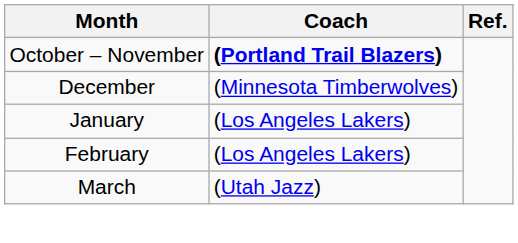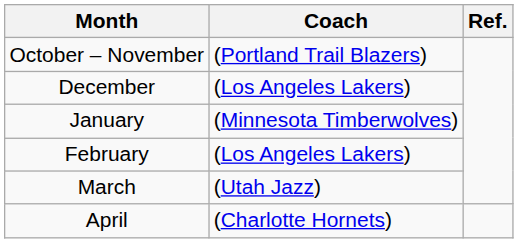(328, 54) bold -> (320, 54) normal
(336, 87) (Minnesota Timberwolves) -> (312, 87) (Los Angeles Lakers)
(312, 120) (Los Angeles Lakers) -> (336, 120) (Minnesota Timberwolves)
+ row: (107, 220)
